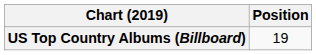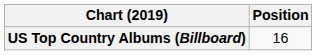(280, 38) 19 -> (280, 38) 16
